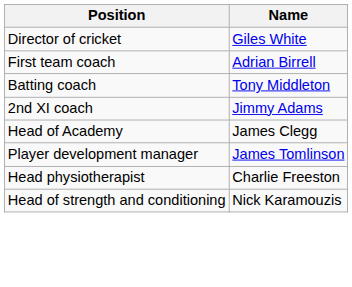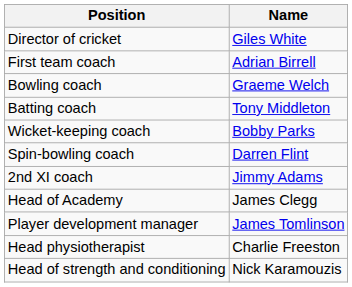+ row: (55, 85)
+ row: (79, 131)
+ row: (71, 154)
